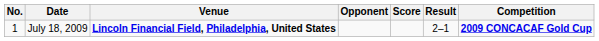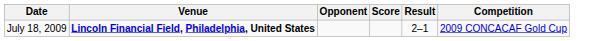- column: (15, 12)
(526, 28) bold -> (503, 28) normal
